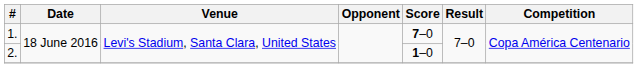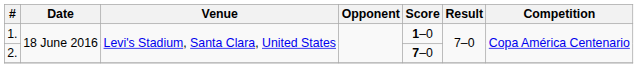(423, 33) 7–0 -> (423, 33) 1–0
(423, 53) 1–0 -> (423, 53) 7–0
